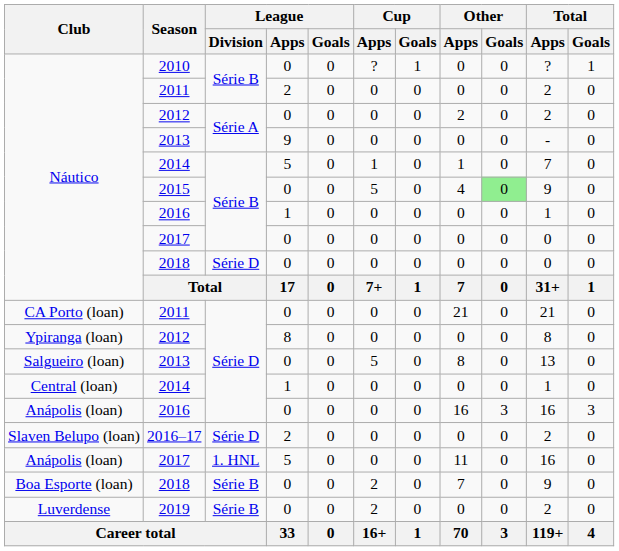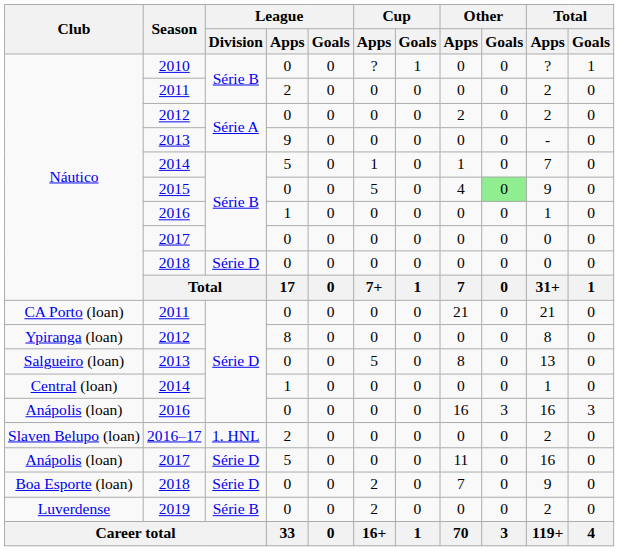(236, 435) Série D -> (236, 435) 1. HNL
(236, 459) 1. HNL -> (236, 459) Série D
(236, 484) Série B -> (236, 484) Série D
